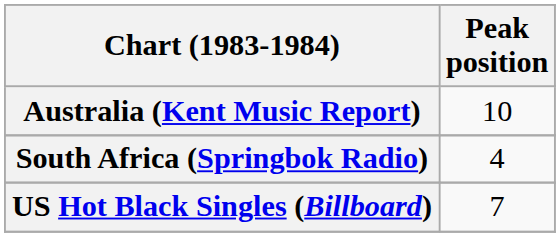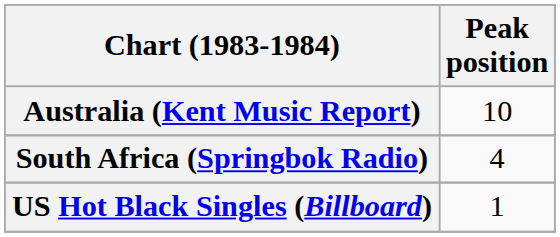(497, 206) 7 -> (497, 206) 1
